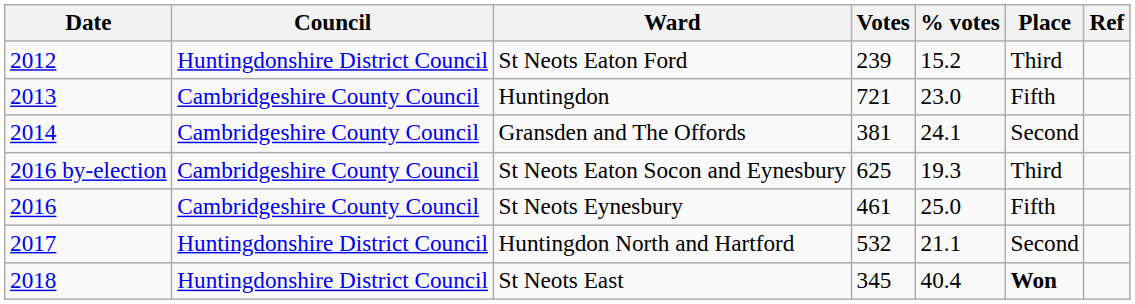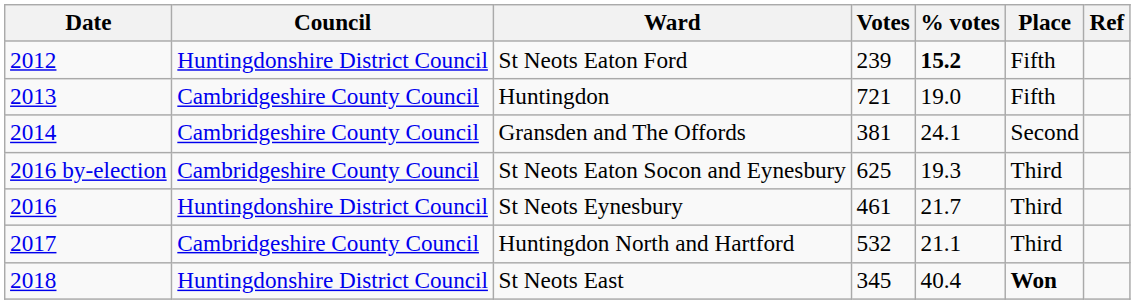(941, 59) normal -> (941, 59) bold
(1036, 59) Third -> (1033, 59) Fifth
(941, 96) 23.0 -> (941, 96) 19.0
(328, 206) Cambridgeshire County Council -> (333, 206) Huntingdonshire District Council
(941, 206) 25.0 -> (941, 206) 21.7
(1033, 206) Fifth -> (1036, 206) Third
(333, 243) Huntingdonshire District Council -> (328, 243) Cambridgeshire County Council
(1045, 243) Second -> (1036, 243) Third
